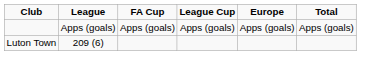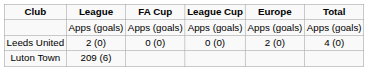+ row: (35, 43)
